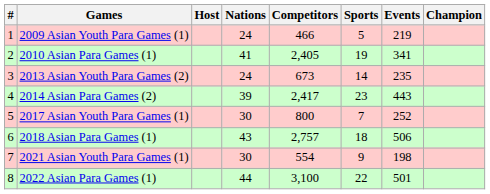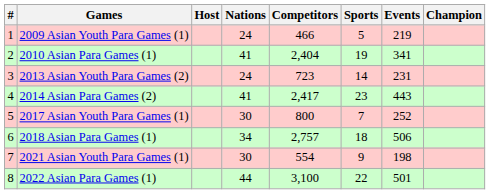(305, 55) 2,405 -> (305, 55) 2,404
(305, 75) 673 -> (305, 75) 723
(402, 75) 235 -> (402, 75) 231
(246, 96) 39 -> (246, 96) 41
(246, 137) 43 -> (246, 137) 34
